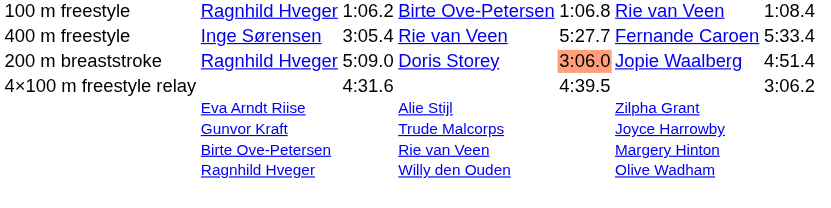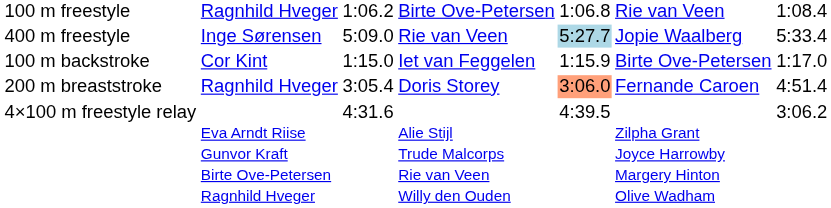(368, 36) 3:05.4 -> (368, 36) 5:09.0
(585, 36) no background -> (585, 36) lightblue background
(687, 36) Fernande Caroen -> (679, 36) Jopie Waalberg
+ row: (77, 61)
(368, 61) 5:09.0 -> (368, 86) 3:05.4
(679, 61) Jopie Waalberg -> (687, 86) Fernande Caroen
